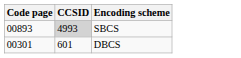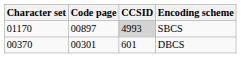+ column: (36, 12)
(19, 28) 00893 -> (83, 28) 00897
